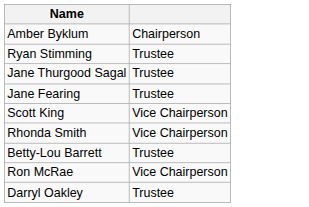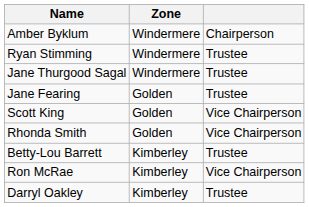+ column: (166, 14)
